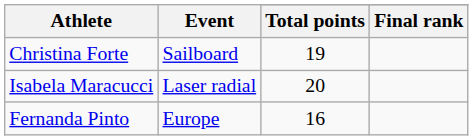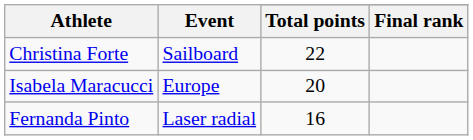(315, 53) 19 -> (315, 53) 22
(209, 86) Laser radial -> (191, 86) Europe
(191, 118) Europe -> (209, 118) Laser radial
